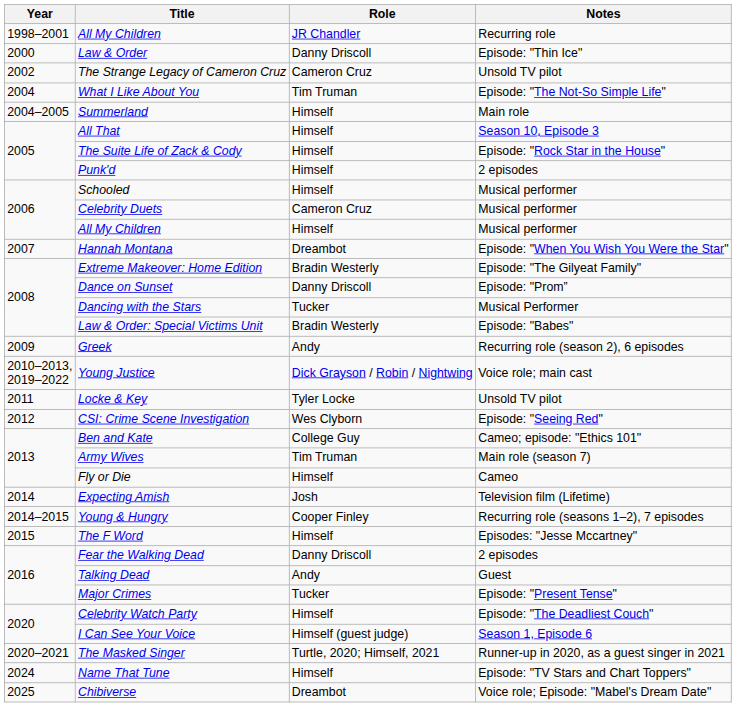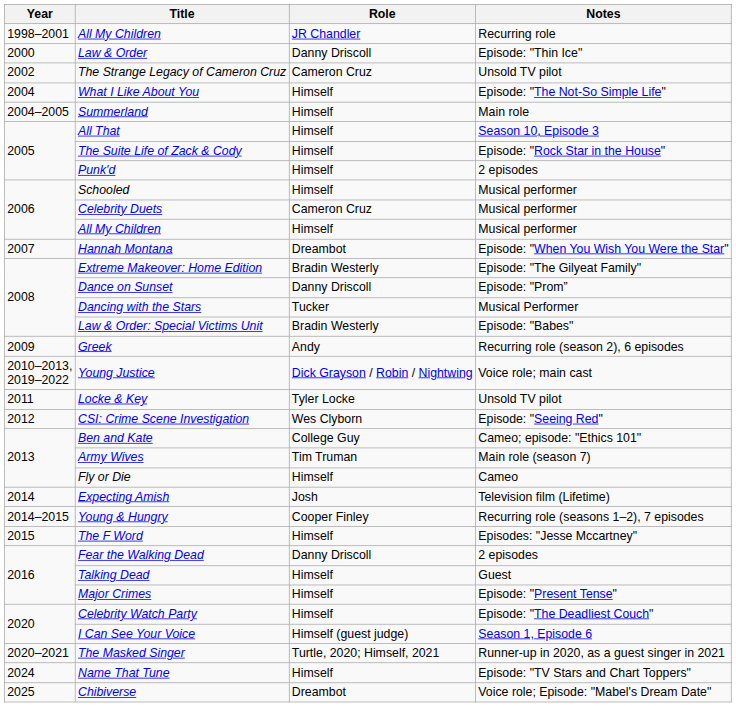(324, 92) Tim Truman -> (312, 92) Himself
(306, 575) Andy -> (312, 575) Himself
(310, 594) Tucker -> (312, 594) Himself
